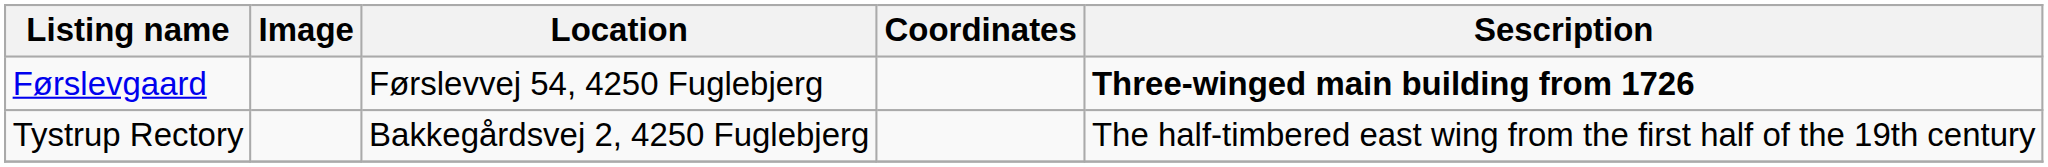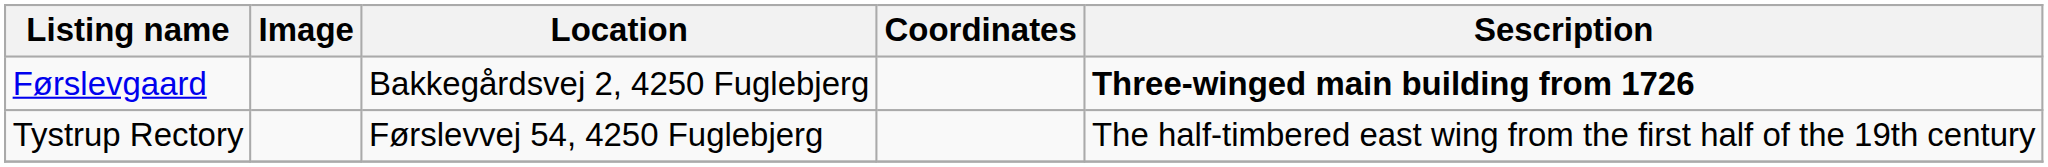(596, 82) Førslevvej 54, 4250 Fuglebjerg -> (619, 82) Bakkegårdsvej 2, 4250 Fuglebjerg
(619, 135) Bakkegårdsvej 2, 4250 Fuglebjerg -> (596, 135) Førslevvej 54, 4250 Fuglebjerg
